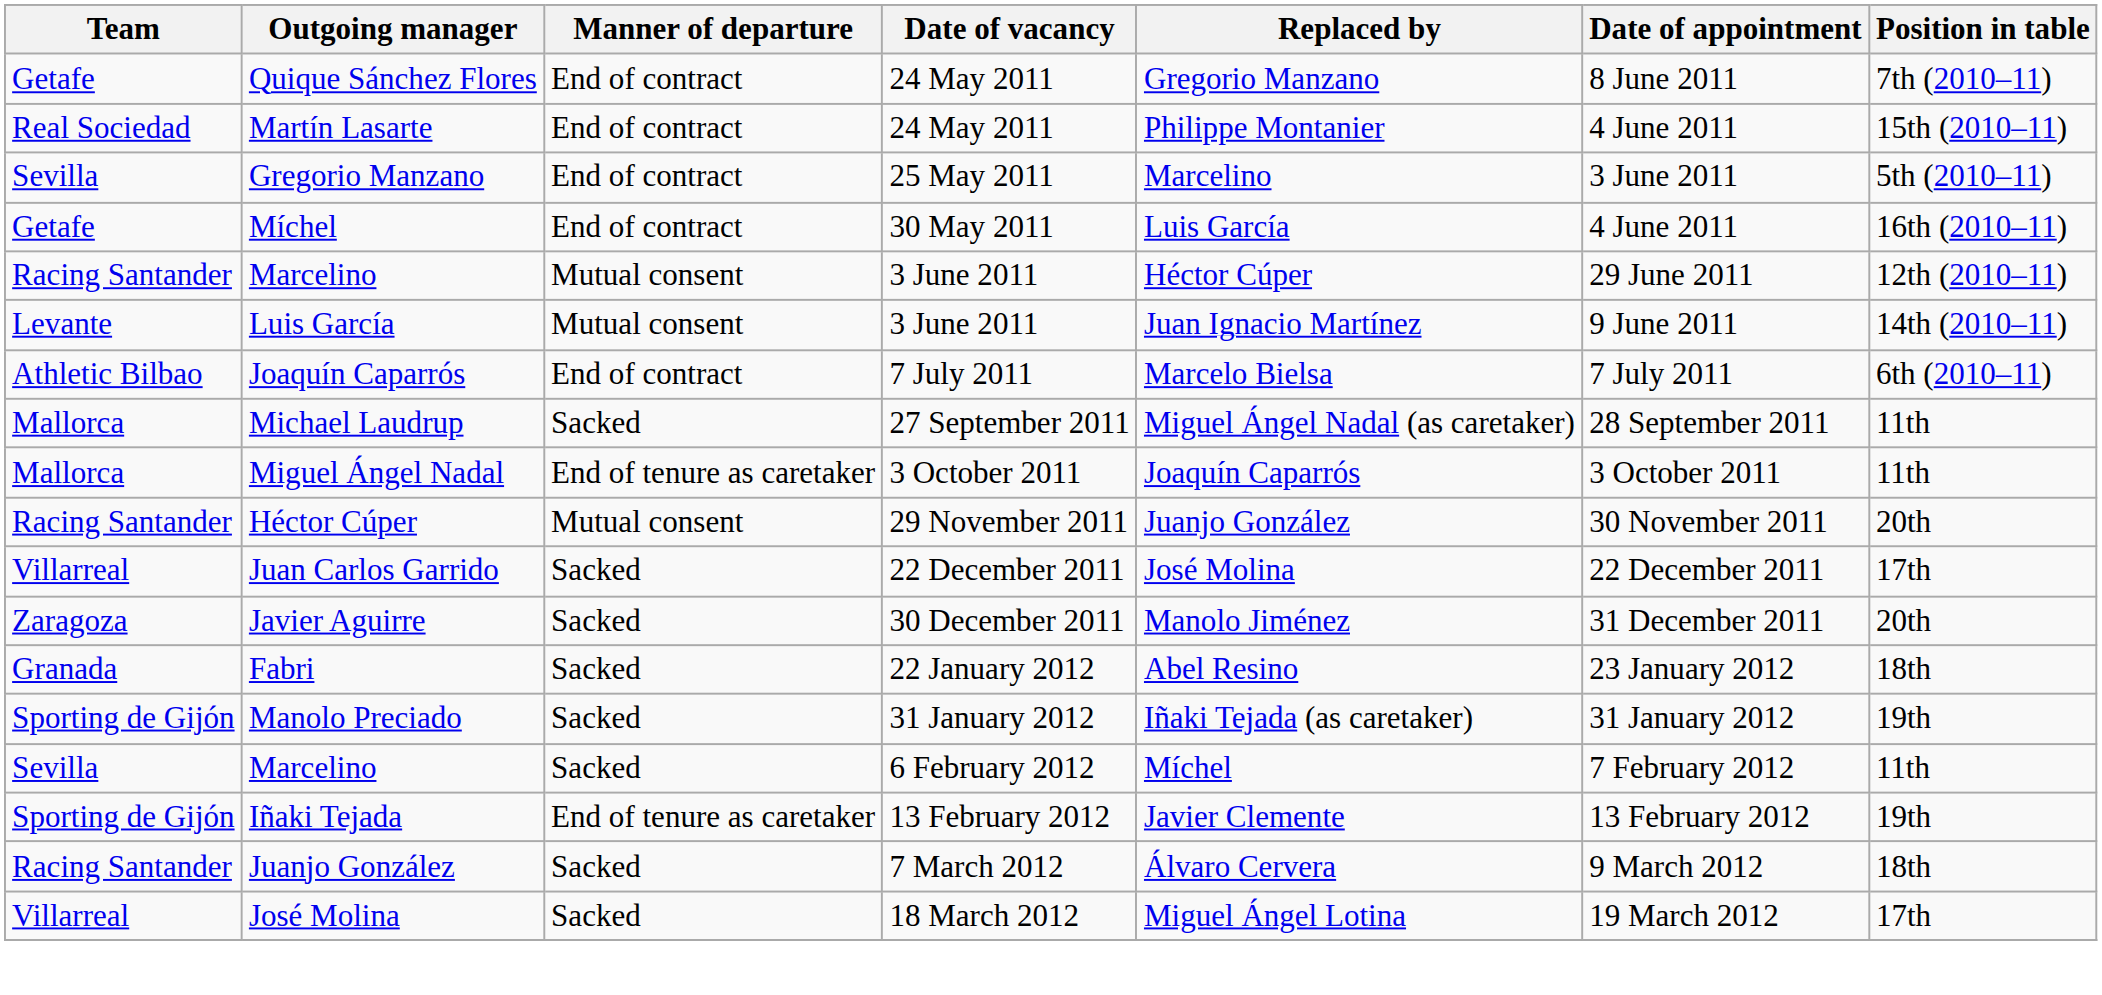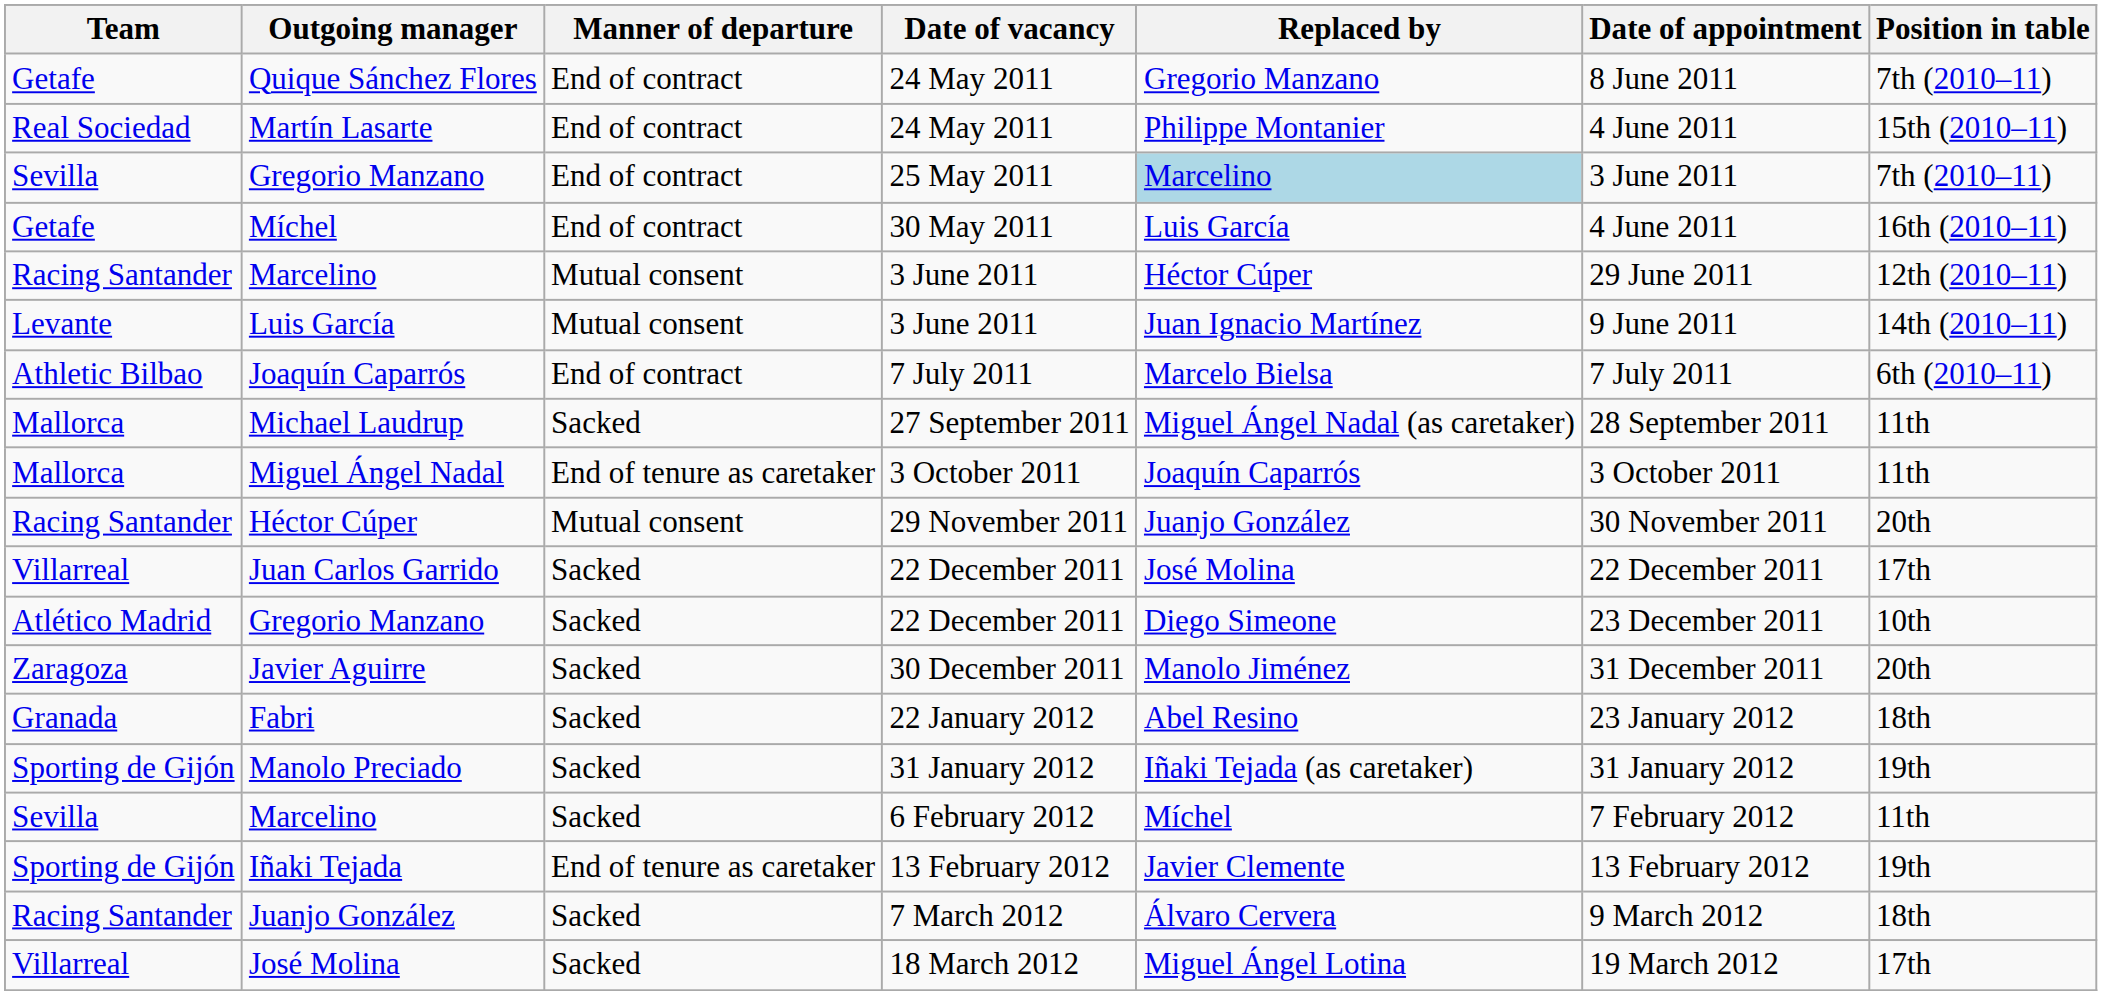(1208, 176) no background -> (1208, 176) lightblue background
(1964, 176) 5th (2010–11) -> (1964, 176) 7th (2010–11)
+ row: (367, 619)
